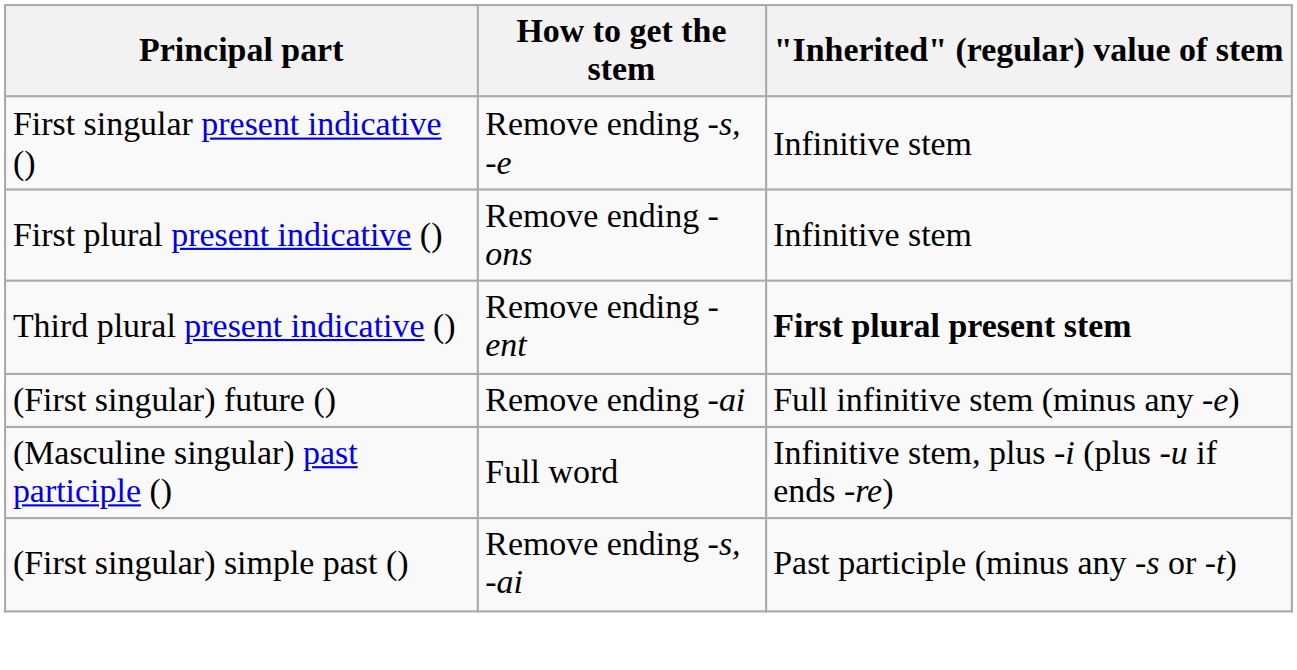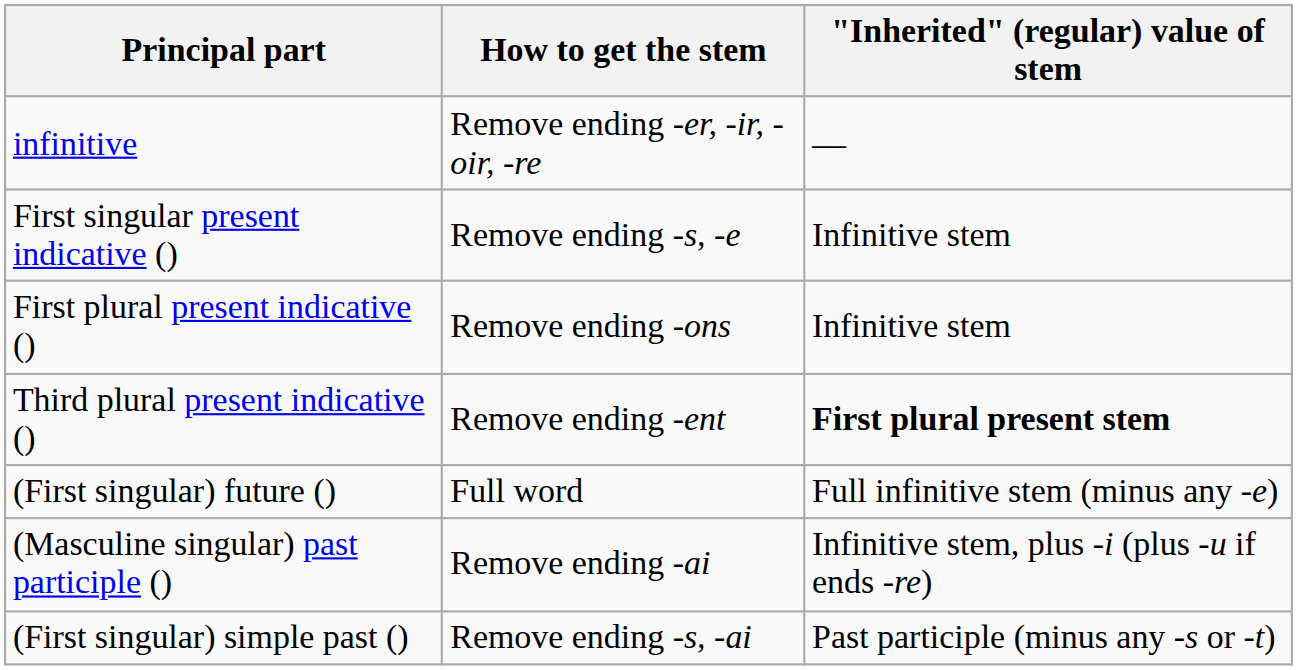+ row: (75, 142)
(615, 399) Remove ending -ai -> (517, 491) Full word
(552, 472) Full word -> (580, 564) Remove ending -ai
